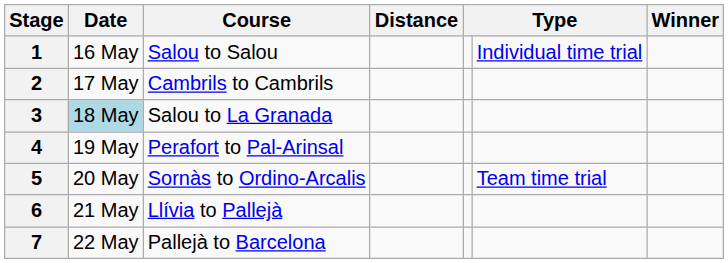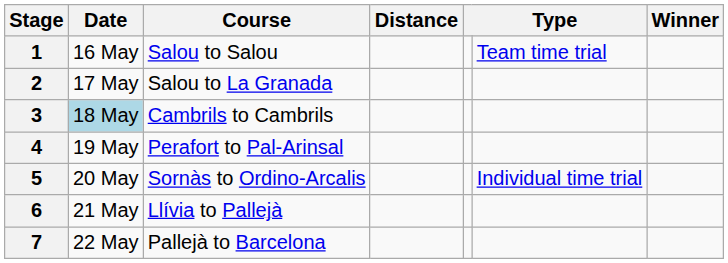(559, 52) Individual time trial -> (542, 52) Team time trial
(241, 83) Cambrils to Cambrils -> (240, 83) Salou to La Granada
(240, 115) Salou to La Granada -> (241, 115) Cambrils to Cambrils
(542, 178) Team time trial -> (559, 178) Individual time trial
